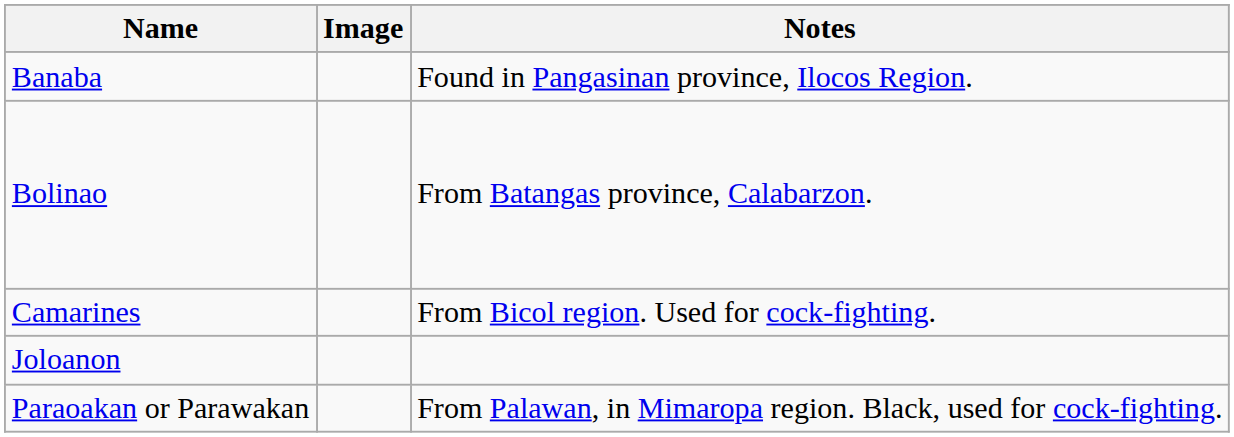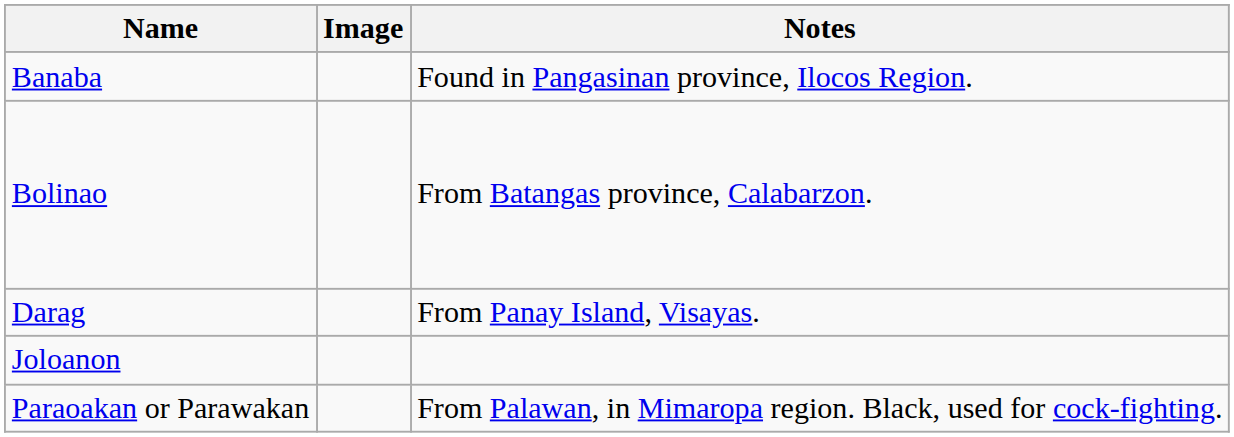- row: (76, 311)
+ row: (49, 311)
